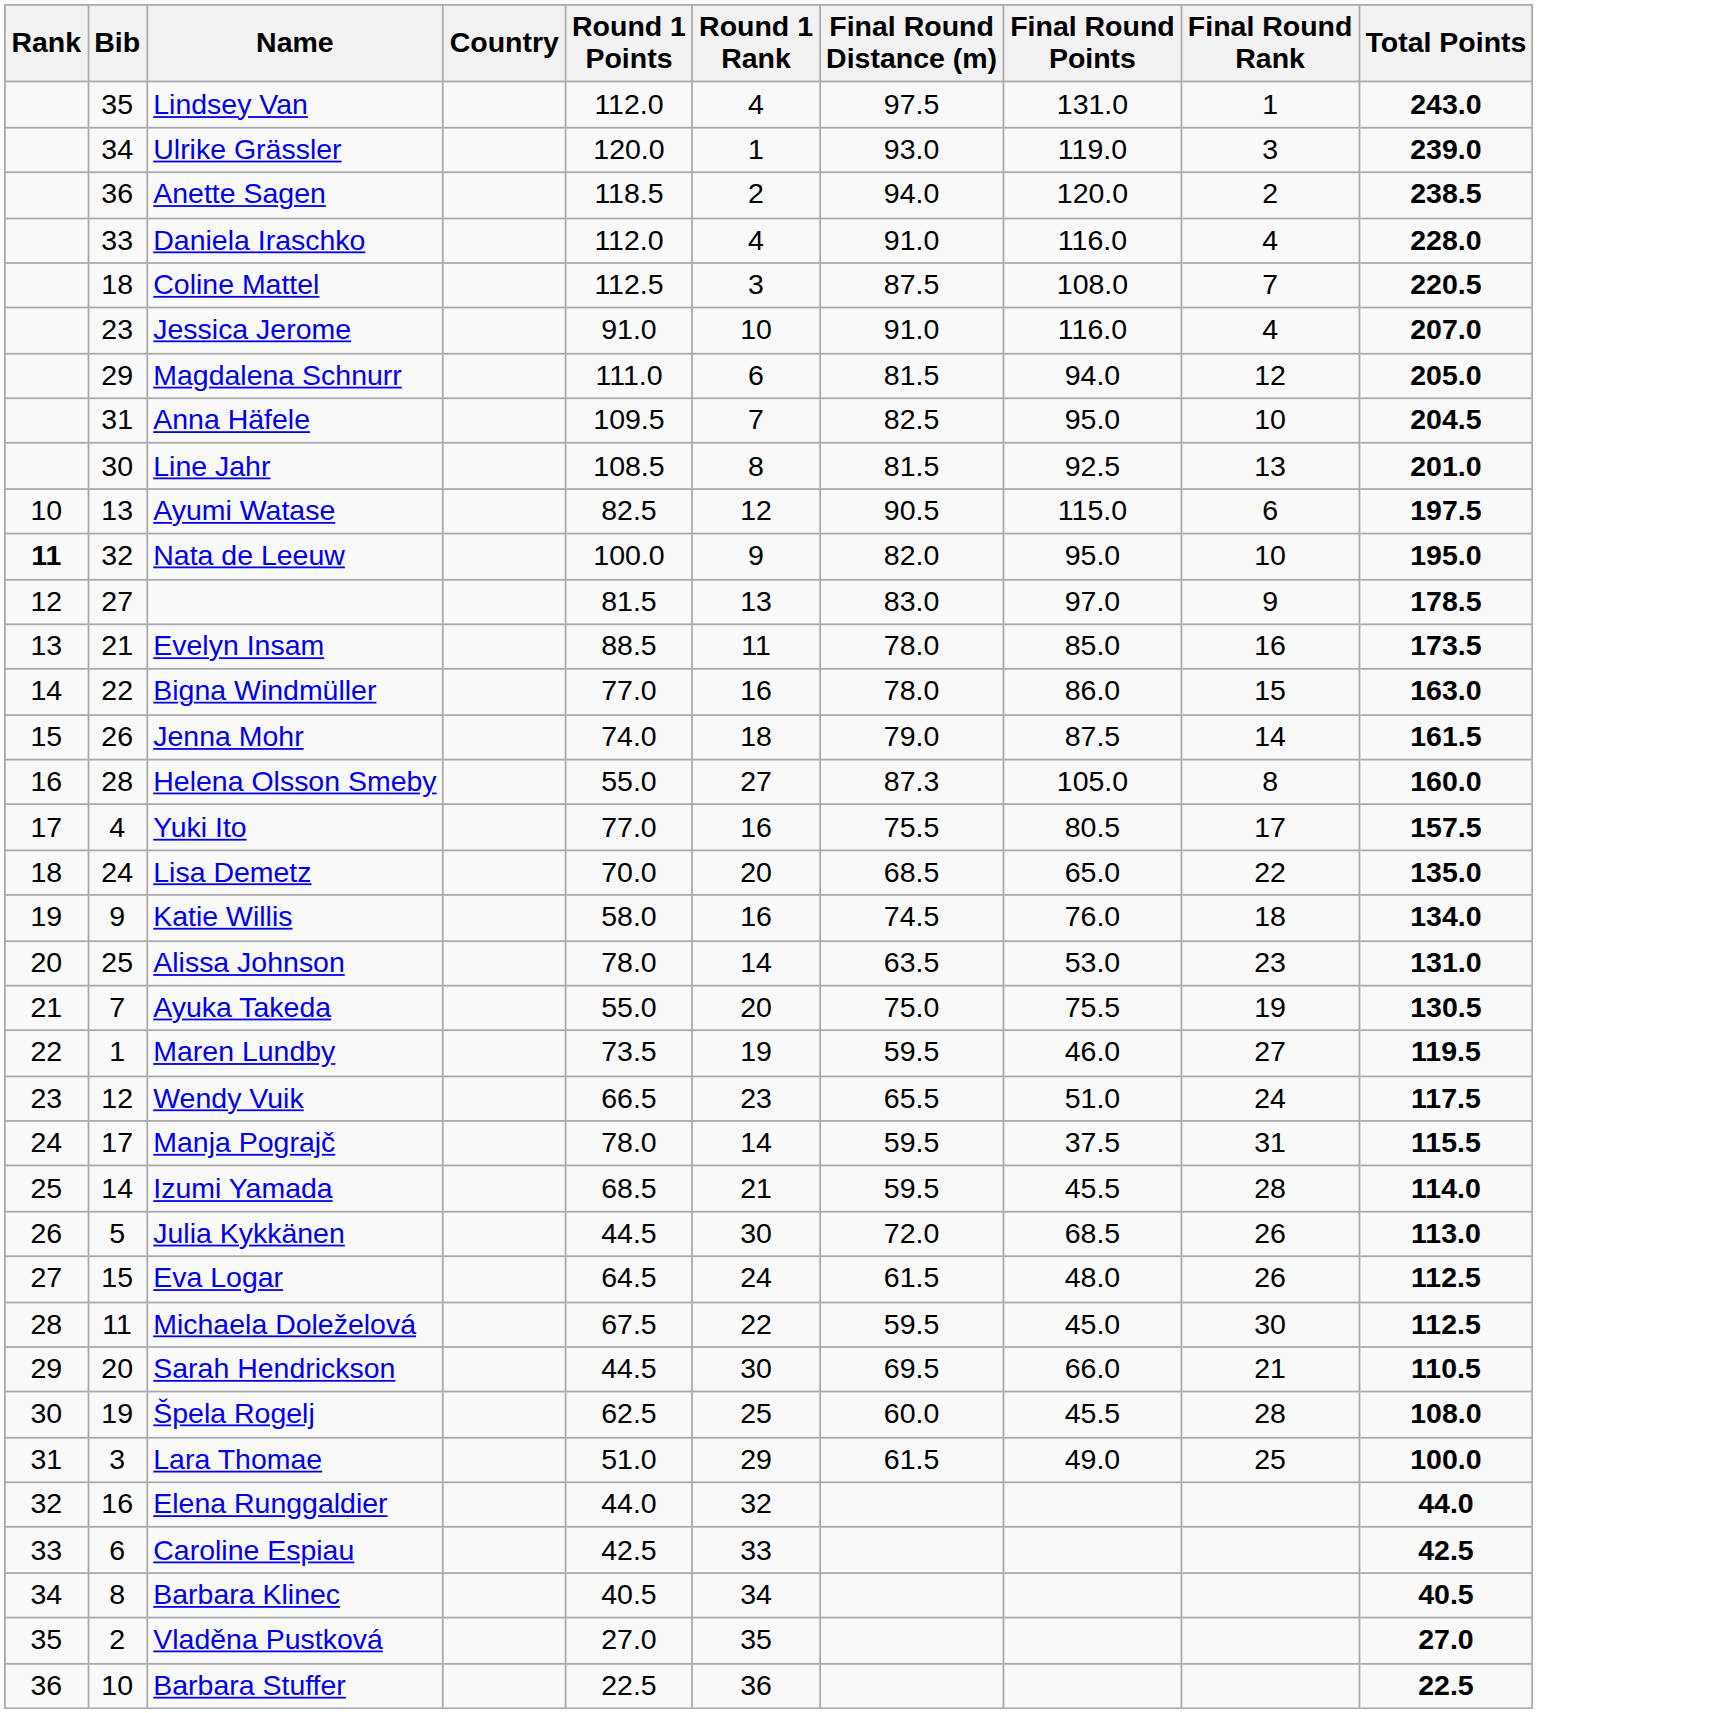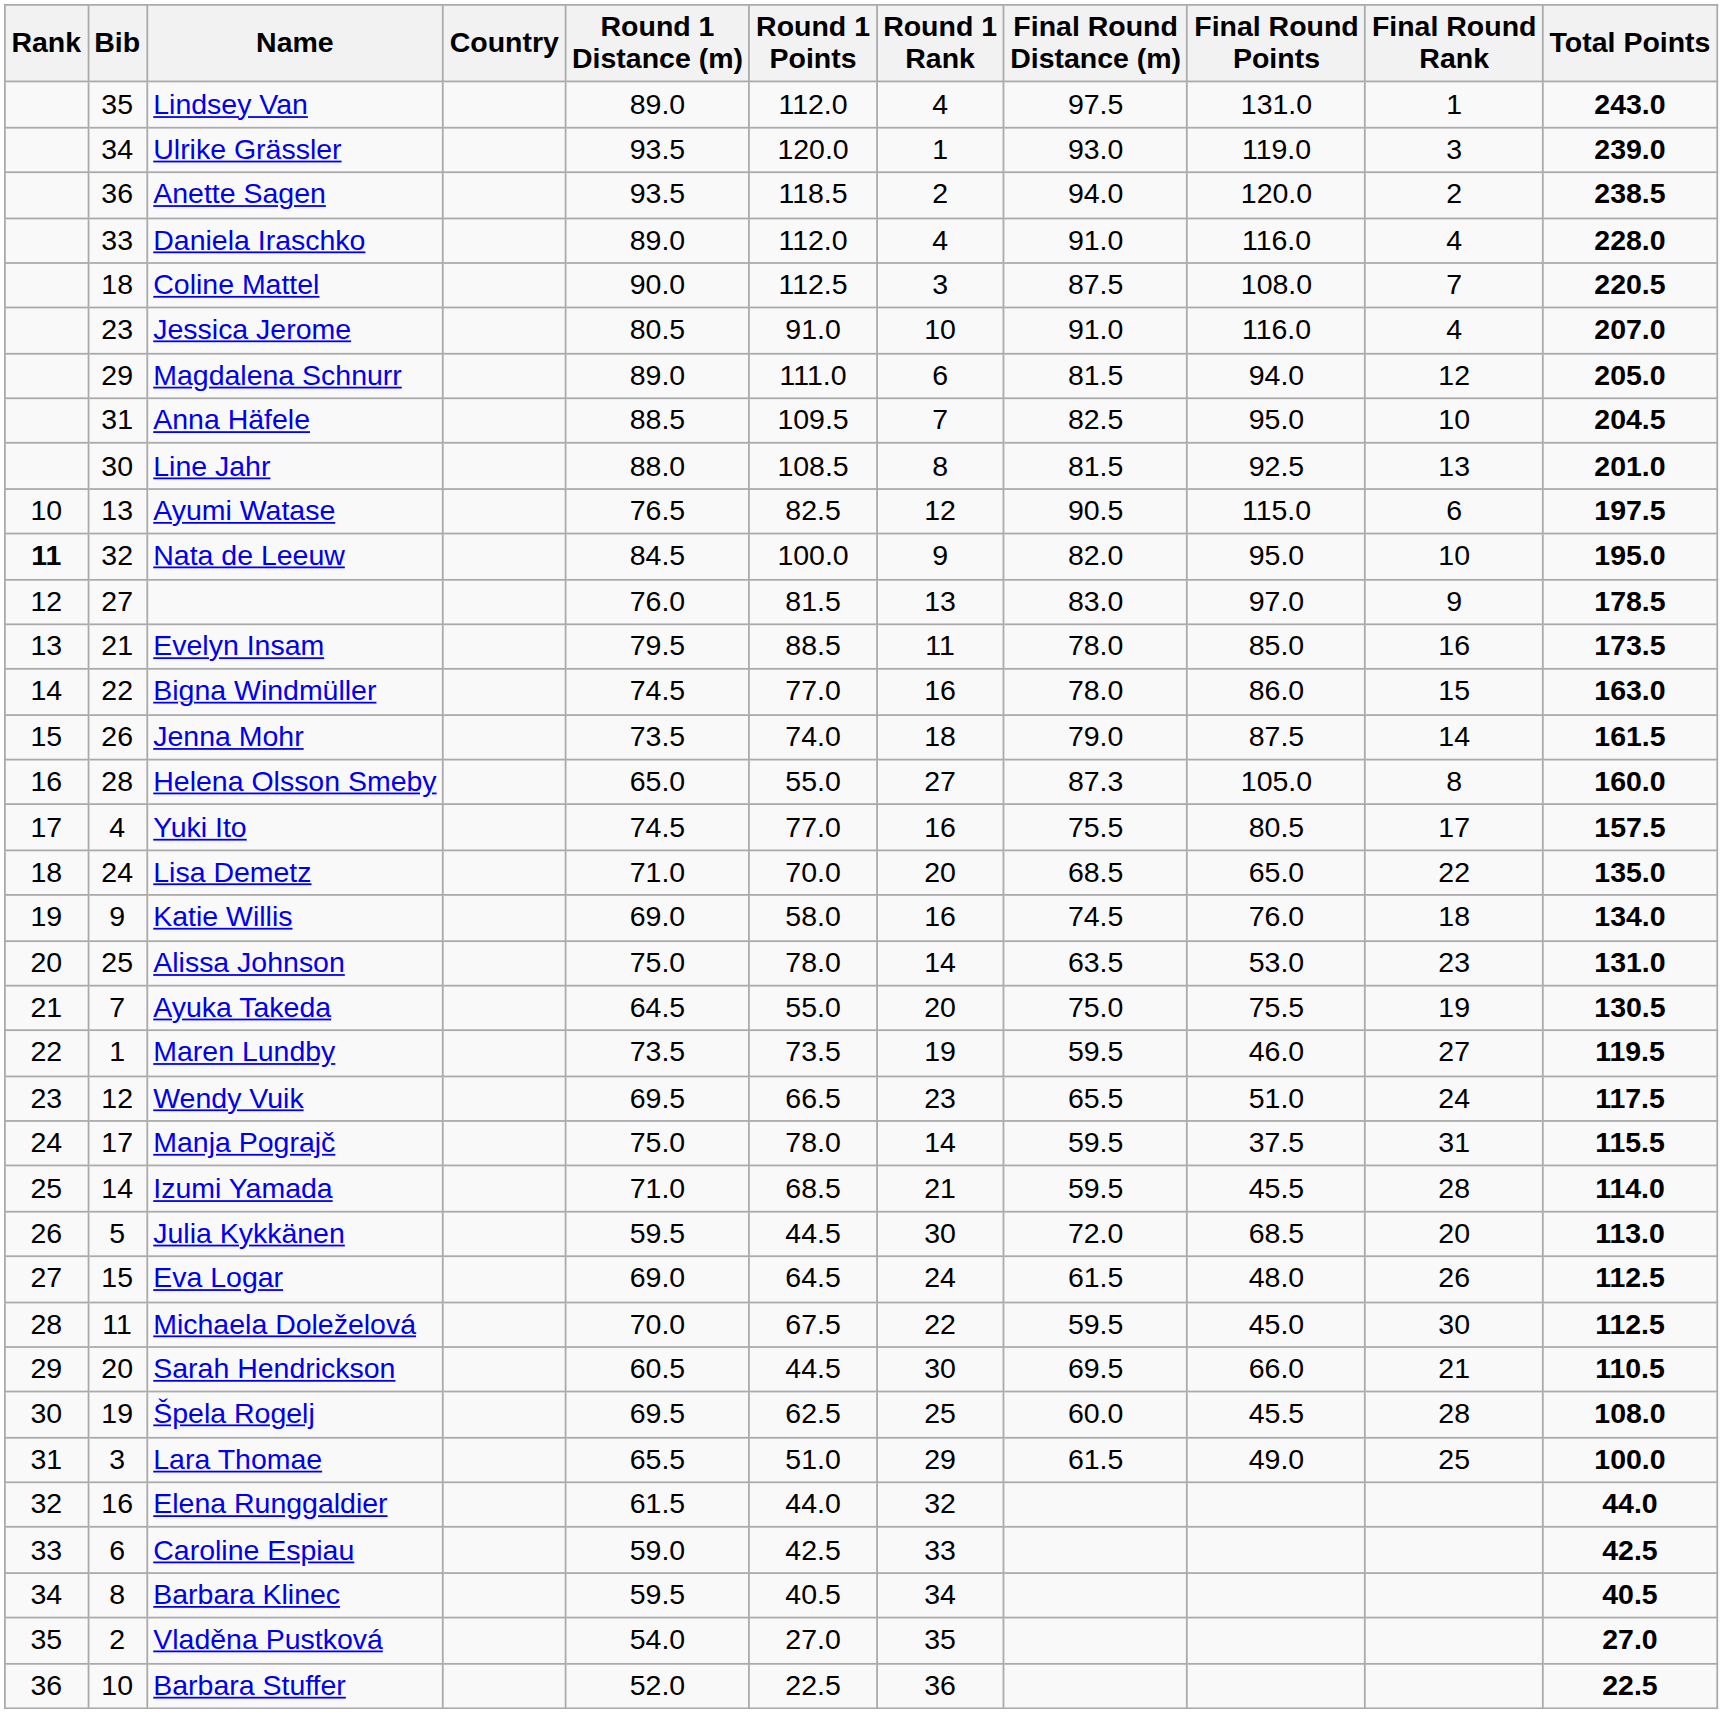+ column: (657, 43)
(1270, 1233) 26 -> (1454, 1233) 20
